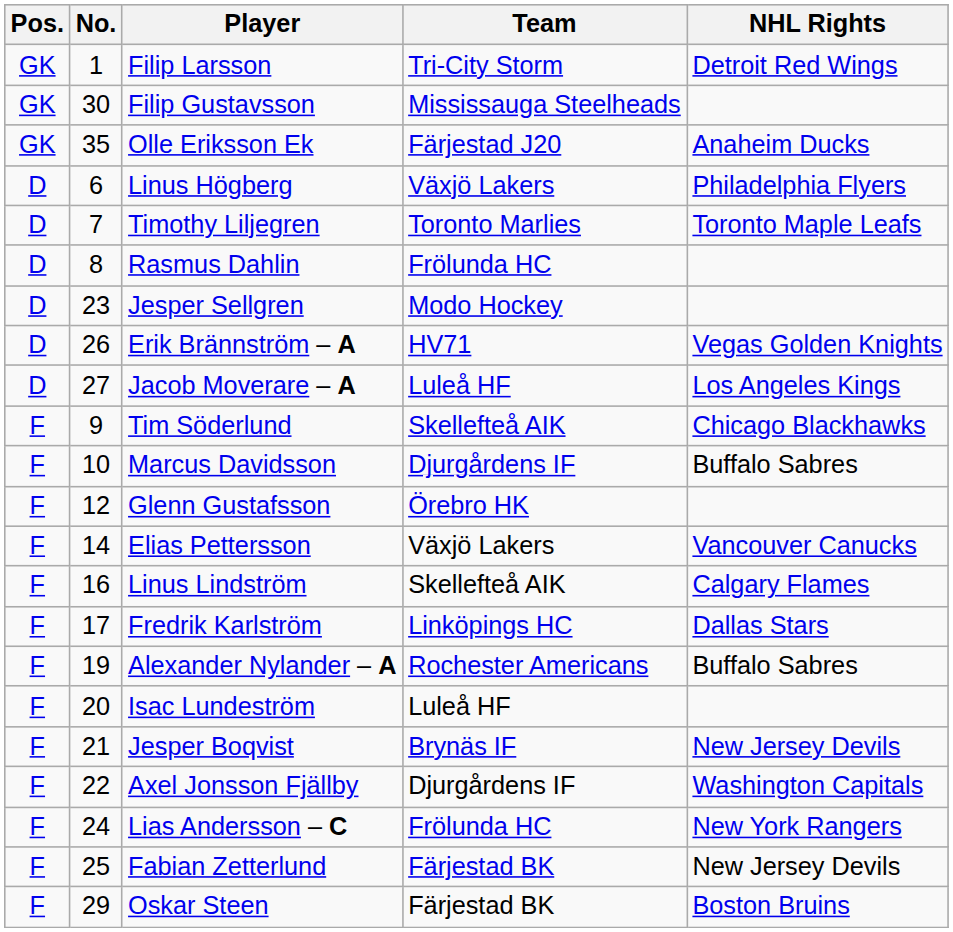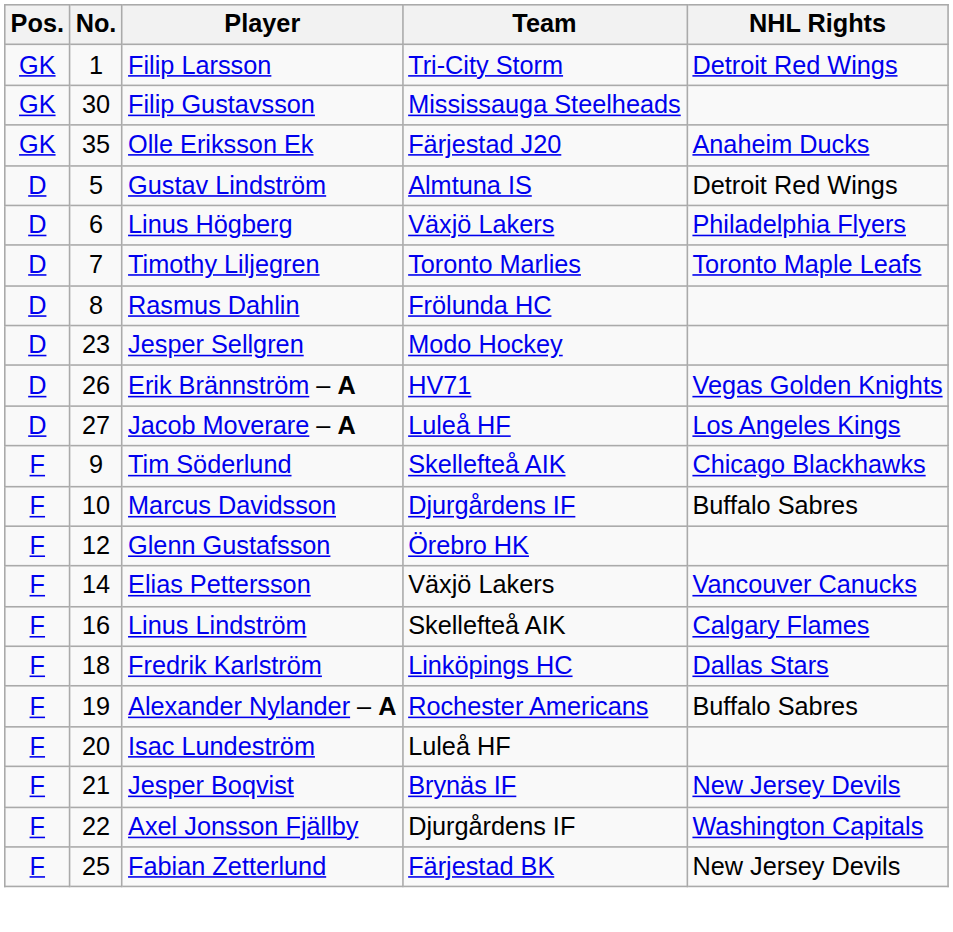+ row: (227, 184)
(96, 625) 17 -> (96, 666) 18
- row: (238, 826)
- row: (198, 906)
